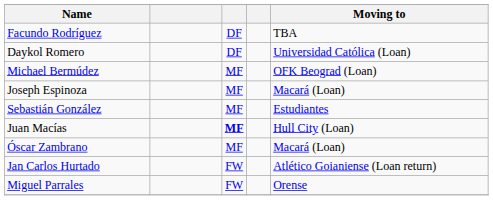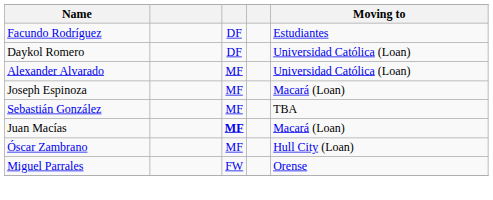(285, 33) TBA -> (301, 33) Estudiantes
+ row: (56, 71)
- row: (53, 71)
(301, 109) Estudiantes -> (285, 109) TBA
(314, 128) Hull City (Loan) -> (309, 128) Macará (Loan)
(309, 147) Macará (Loan) -> (314, 147) Hull City (Loan)
- row: (53, 166)
